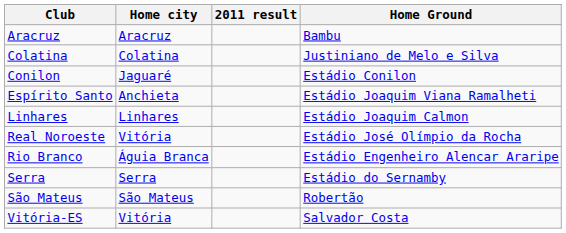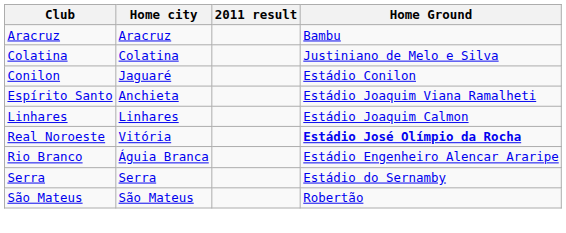(412, 137) normal -> (412, 137) bold
- row: (45, 218)
